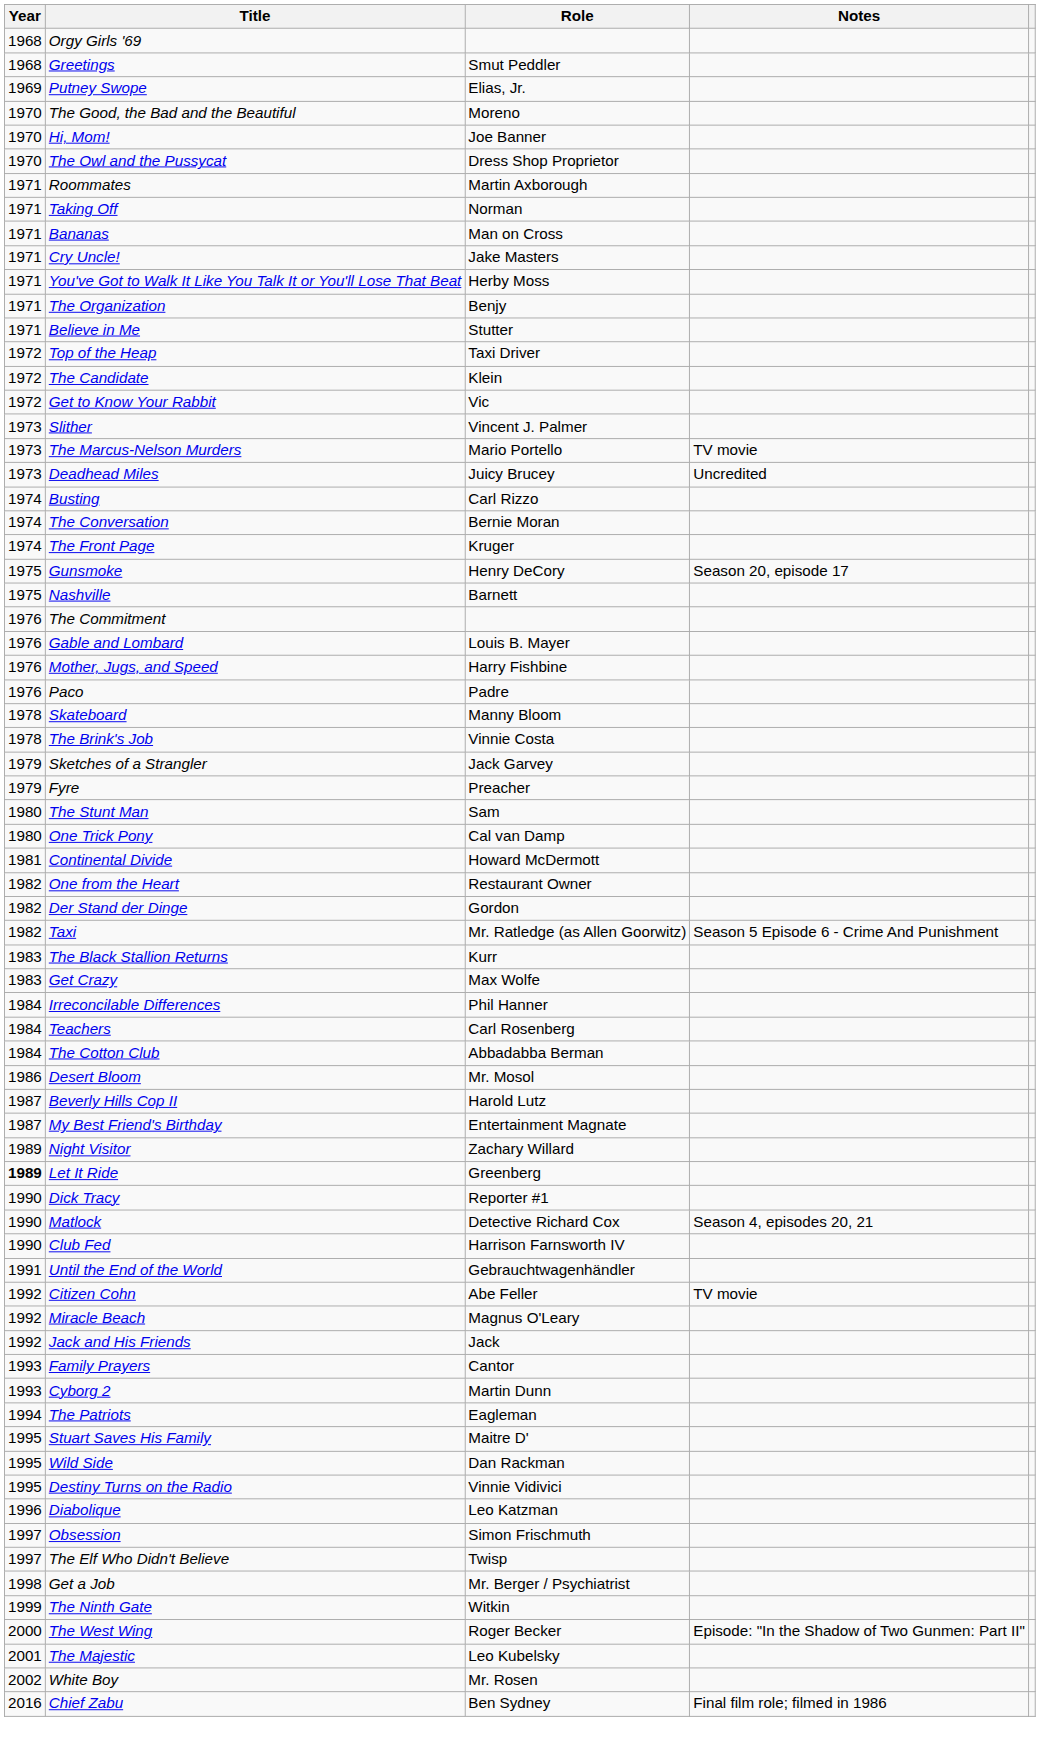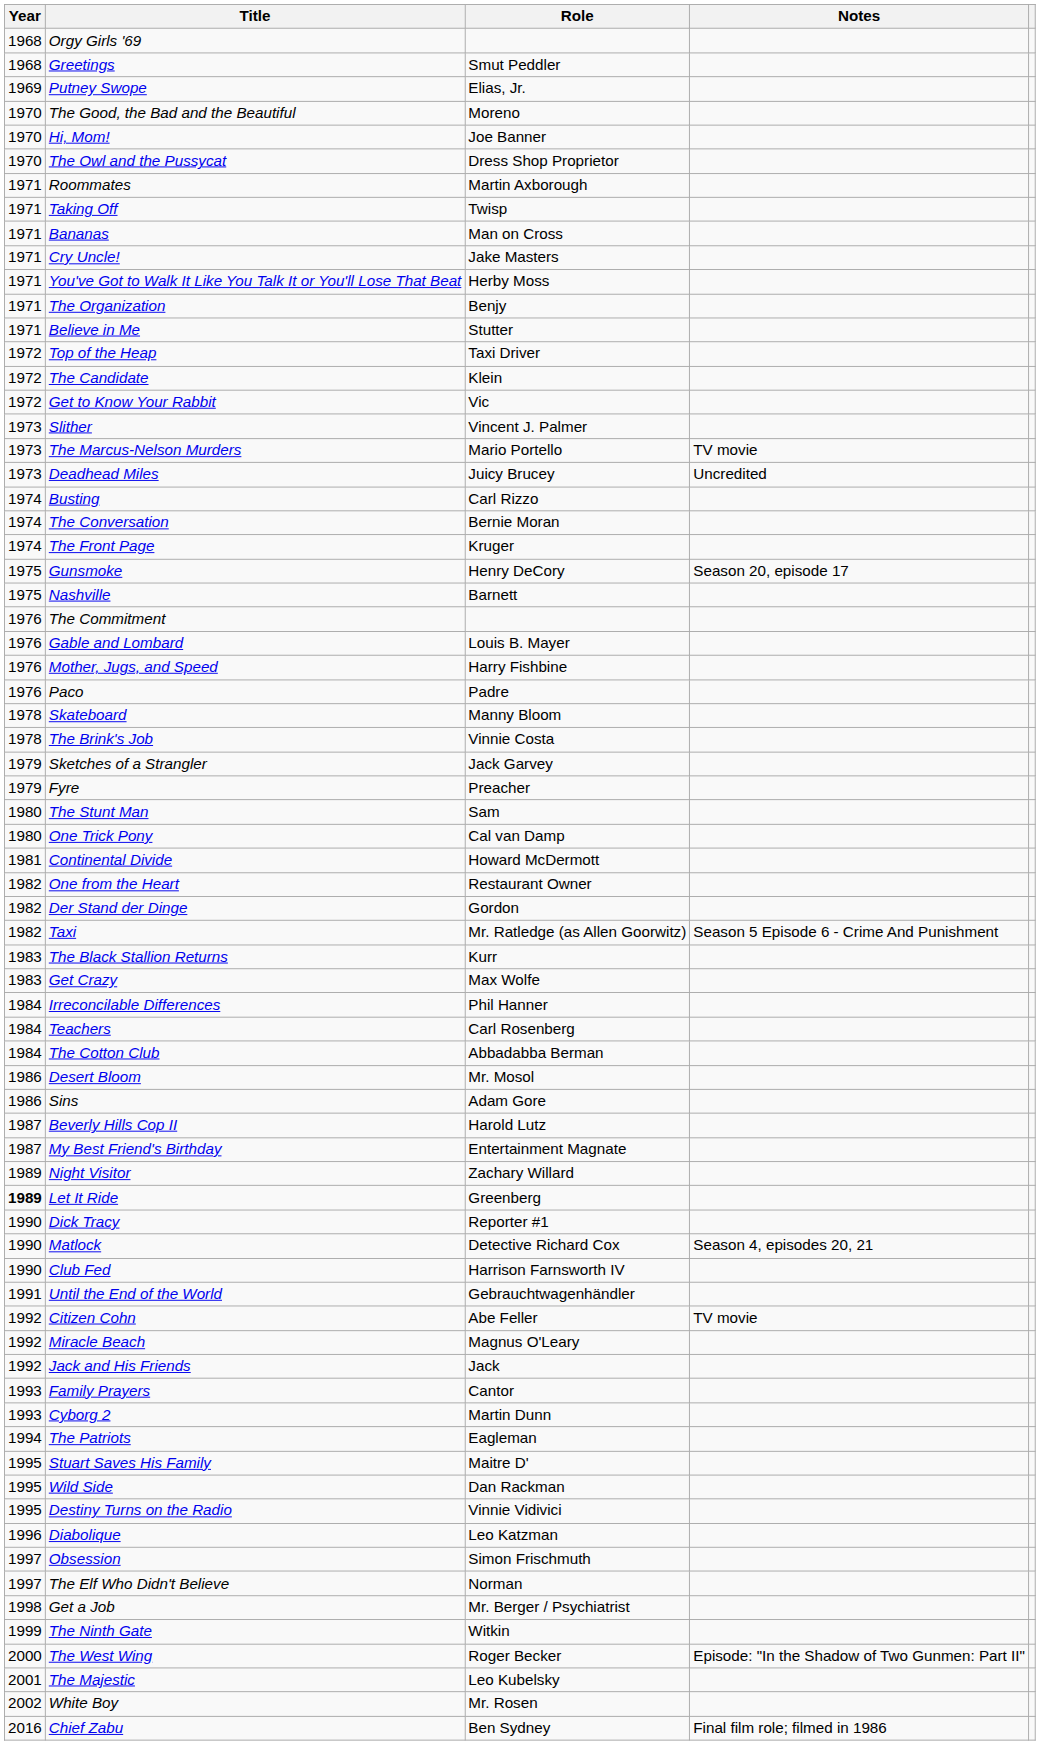(495, 209) Norman -> (488, 209) Twisp
+ row: (64, 1101)
(488, 1559) Twisp -> (495, 1583) Norman
